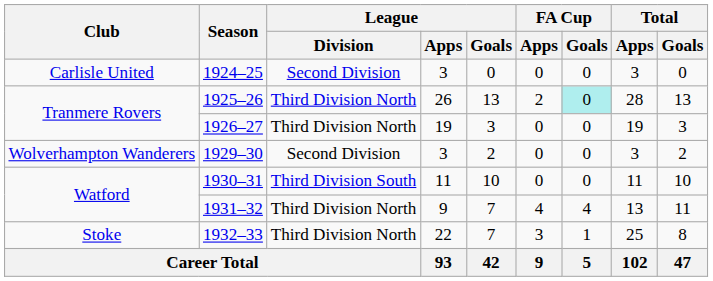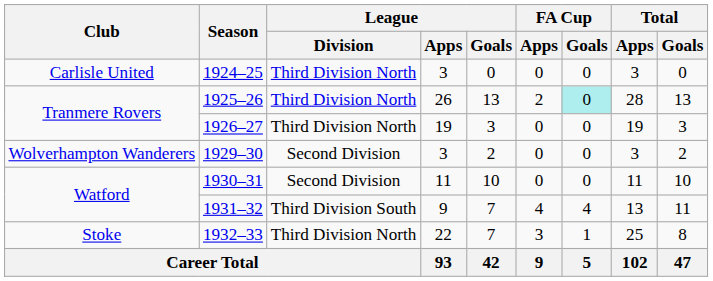(344, 72) Second Division -> (344, 72) Third Division North
(344, 180) Third Division South -> (344, 180) Second Division
(344, 208) Third Division North -> (344, 208) Third Division South
